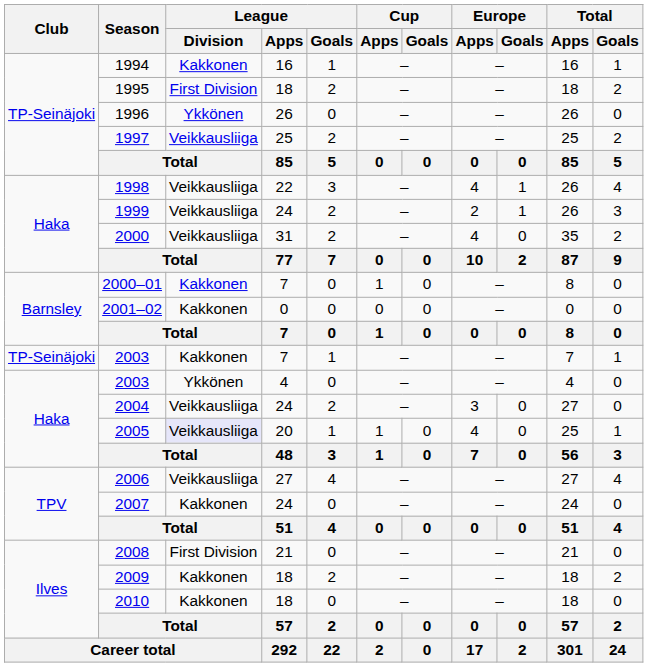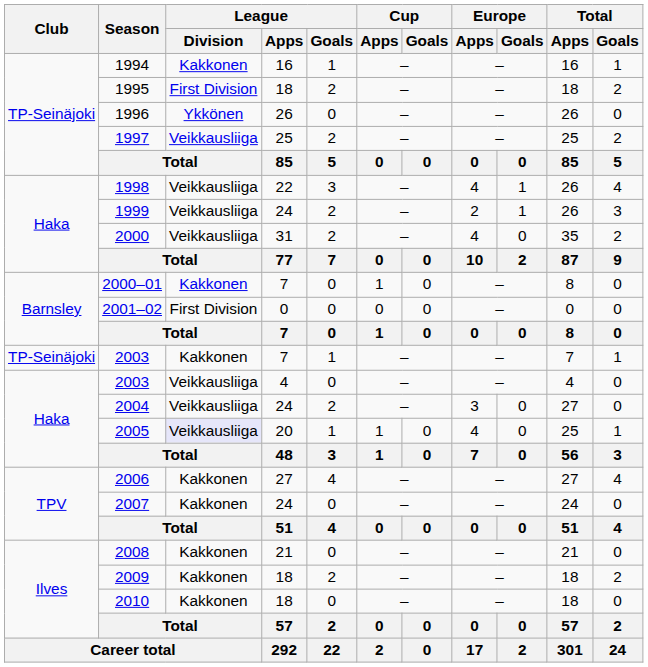(213, 308) Kakkonen -> (213, 308) First Division
(213, 382) Ykkönen -> (213, 382) Veikkausliiga
(213, 479) Veikkausliiga -> (213, 479) Kakkonen
(213, 552) First Division -> (213, 552) Kakkonen
